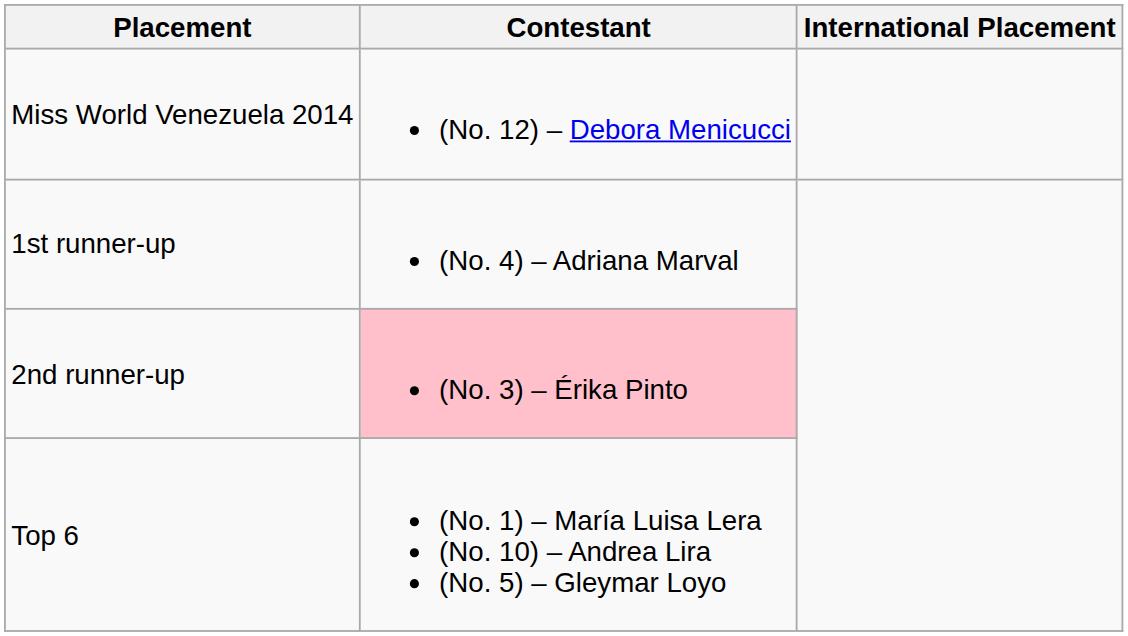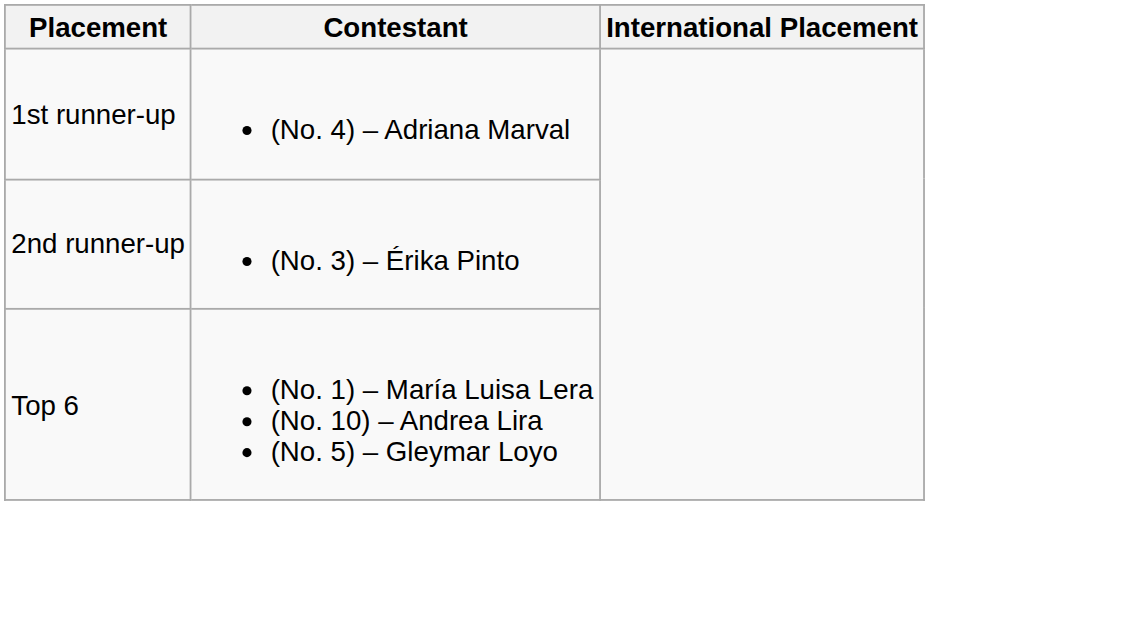- row: (182, 114)
(579, 389) pink background -> (396, 259) no background
